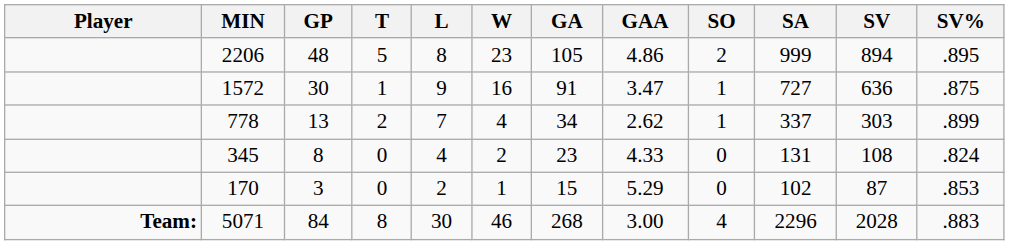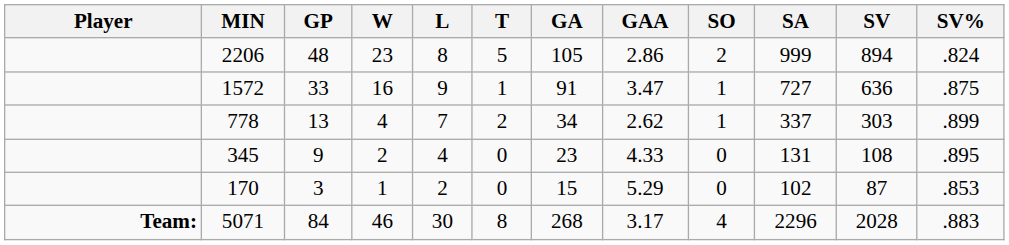columns swapped: (502, 21) <-> (382, 21)
(645, 54) 4.86 -> (645, 54) 2.86
(961, 54) .895 -> (961, 54) .824
(318, 88) 30 -> (318, 88) 33
(318, 155) 8 -> (318, 155) 9
(961, 155) .824 -> (961, 155) .895
(645, 222) 3.00 -> (645, 222) 3.17
